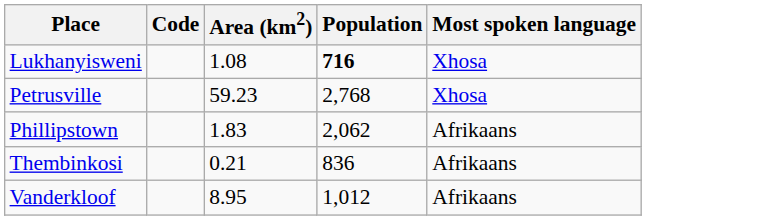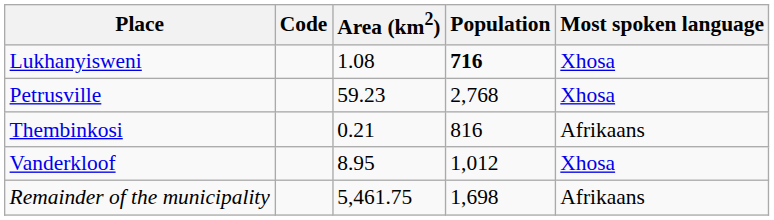- row: (64, 129)
(338, 163) 836 -> (466, 129) 816
(475, 197) Afrikaans -> (588, 163) Xhosa
+ row: (140, 197)
